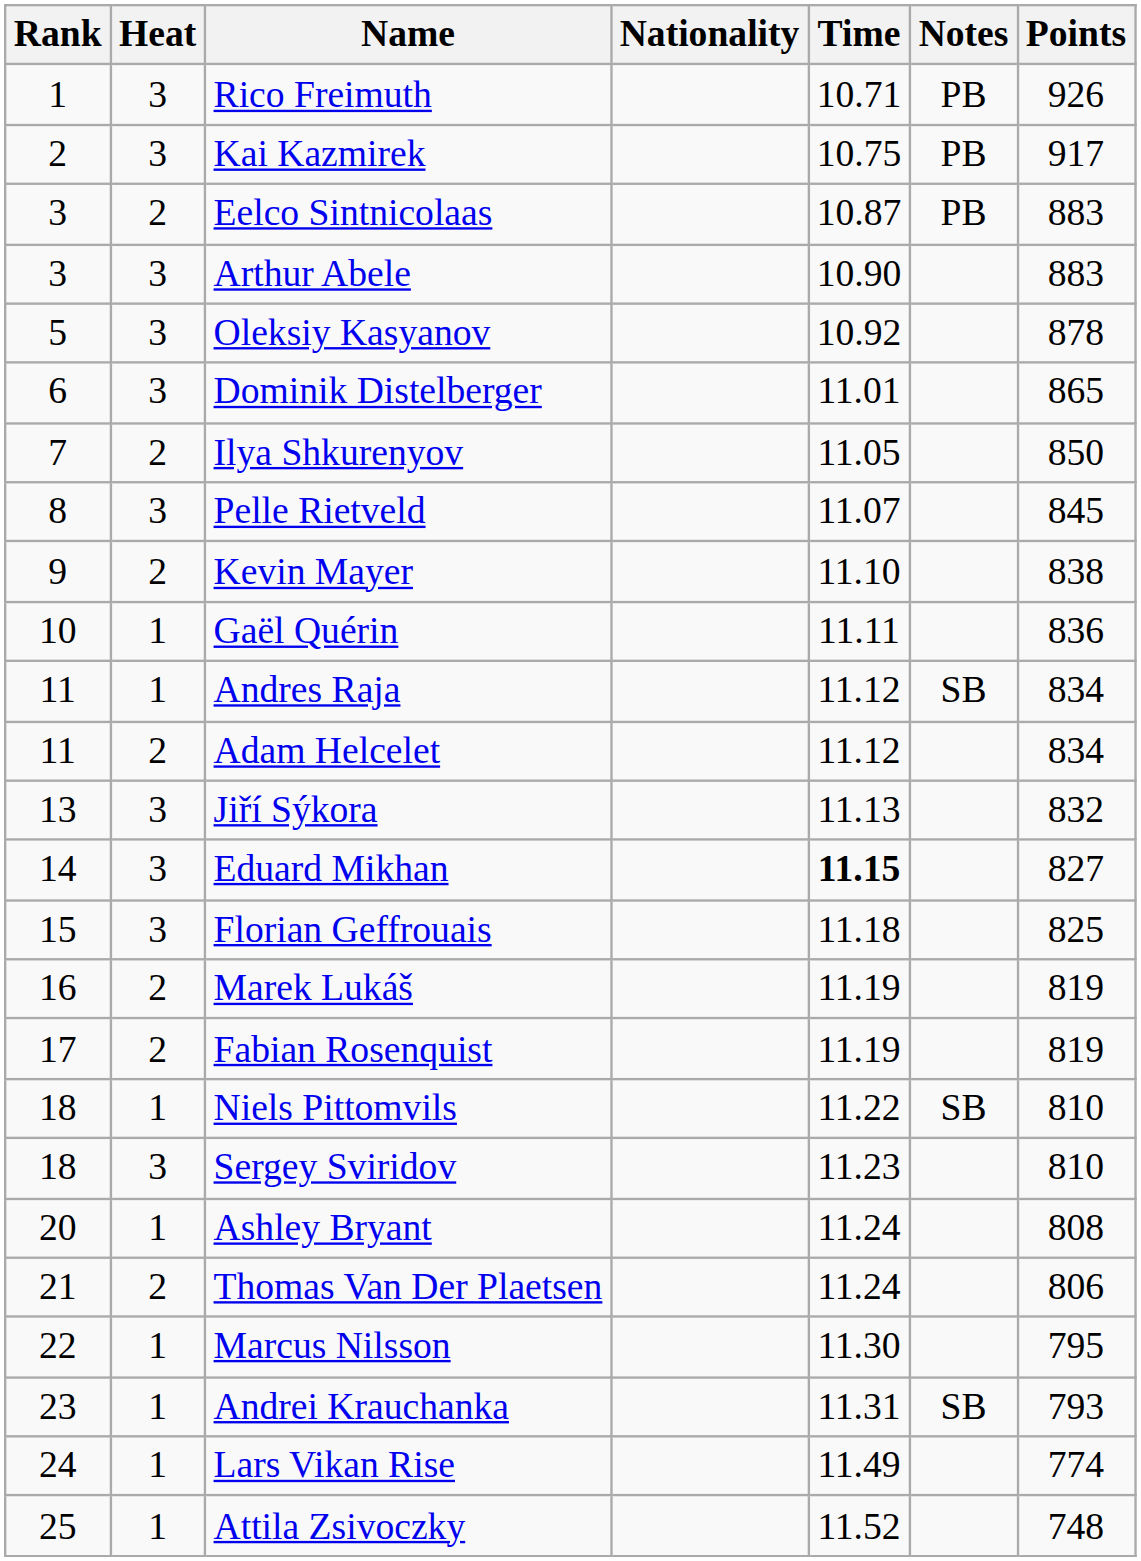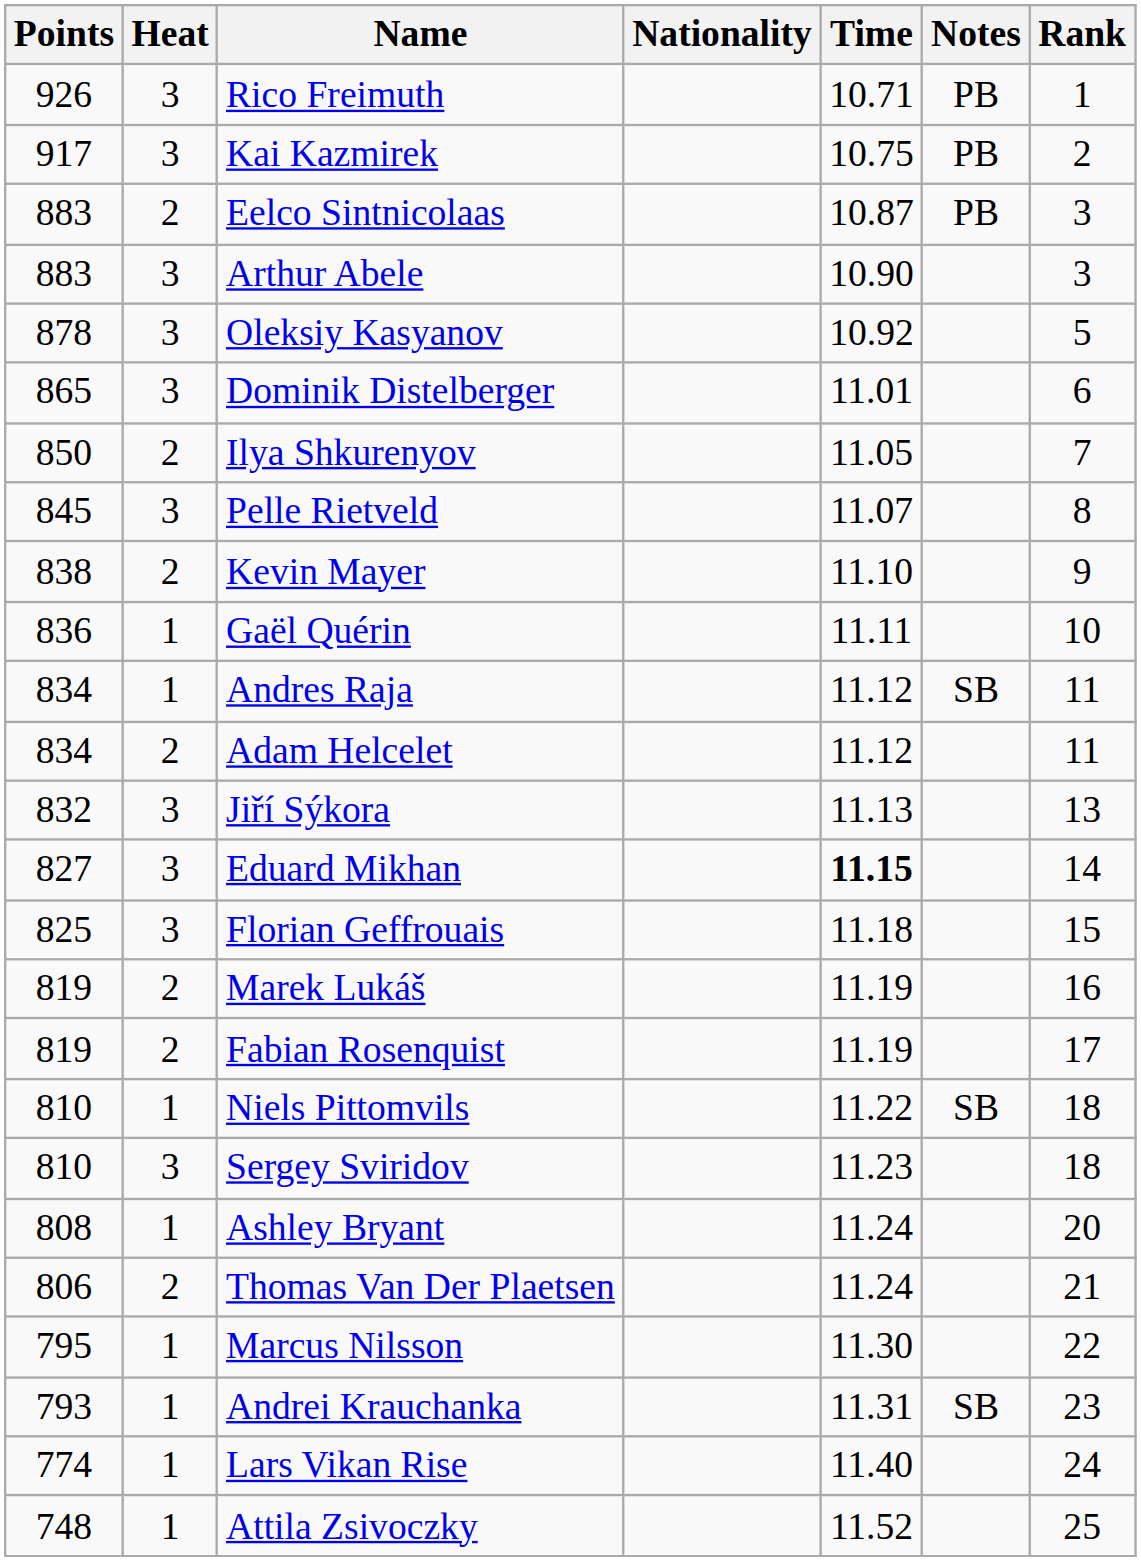columns swapped: (58, 34) <-> (1076, 34)
(859, 1465) 11.49 -> (871, 1465) 11.40
